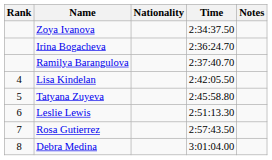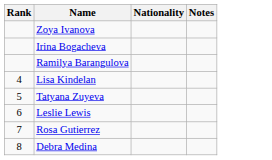- column: (212, 12)
